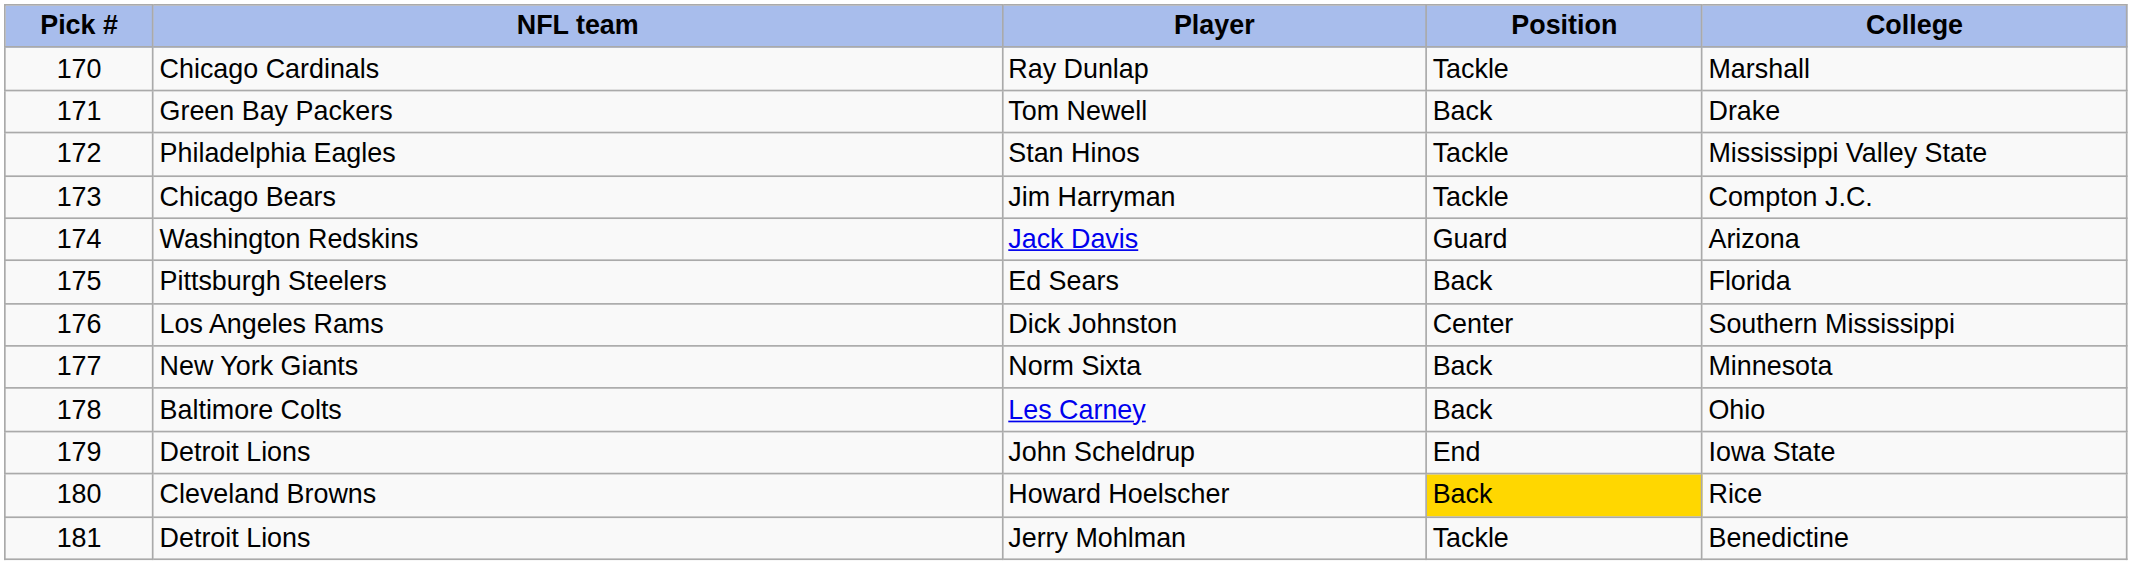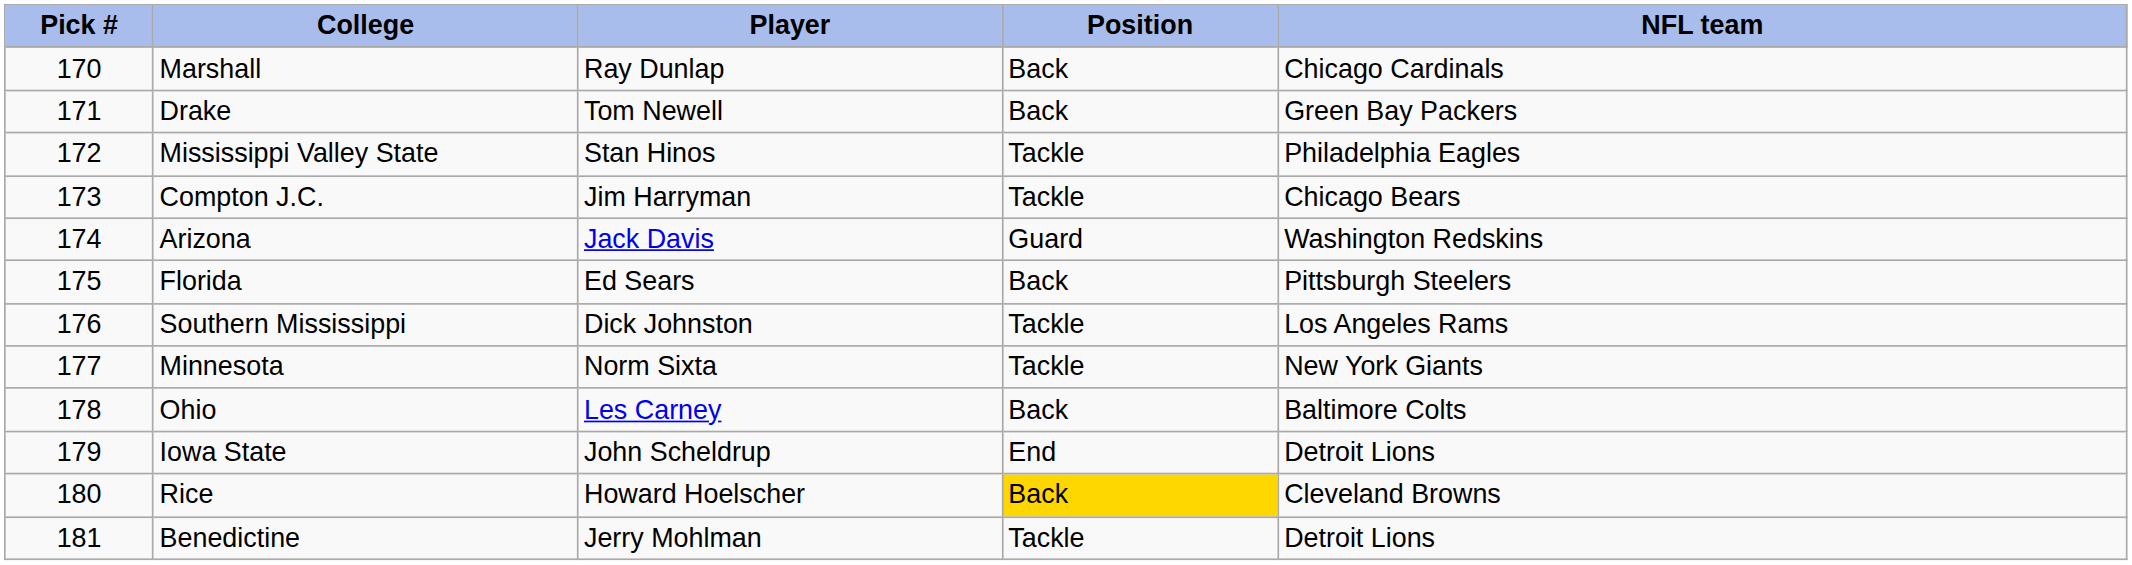columns swapped: (578, 25) <-> (1914, 25)
(1471, 68) Tackle -> (1038, 68) Back
(1473, 324) Center -> (1046, 324) Tackle
(1463, 366) Back -> (1046, 366) Tackle
